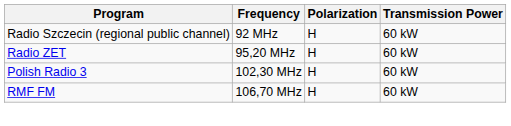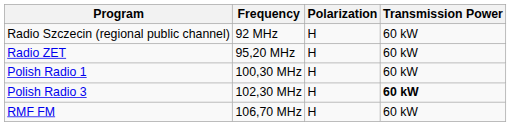+ row: (47, 72)
(401, 72) normal -> (401, 92) bold
